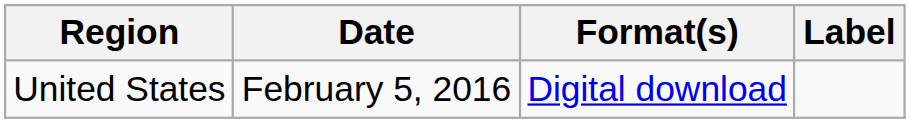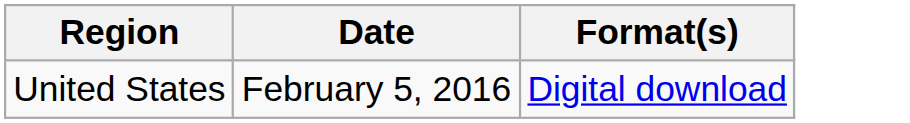- column: (849, 32)
